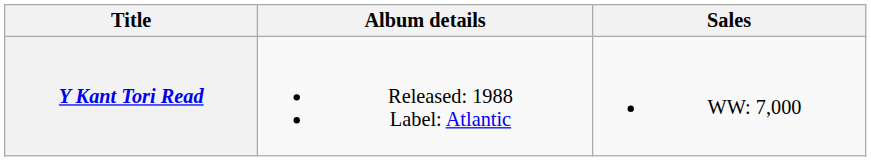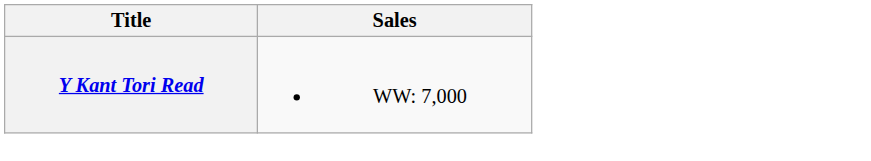- column: (425, 20)
